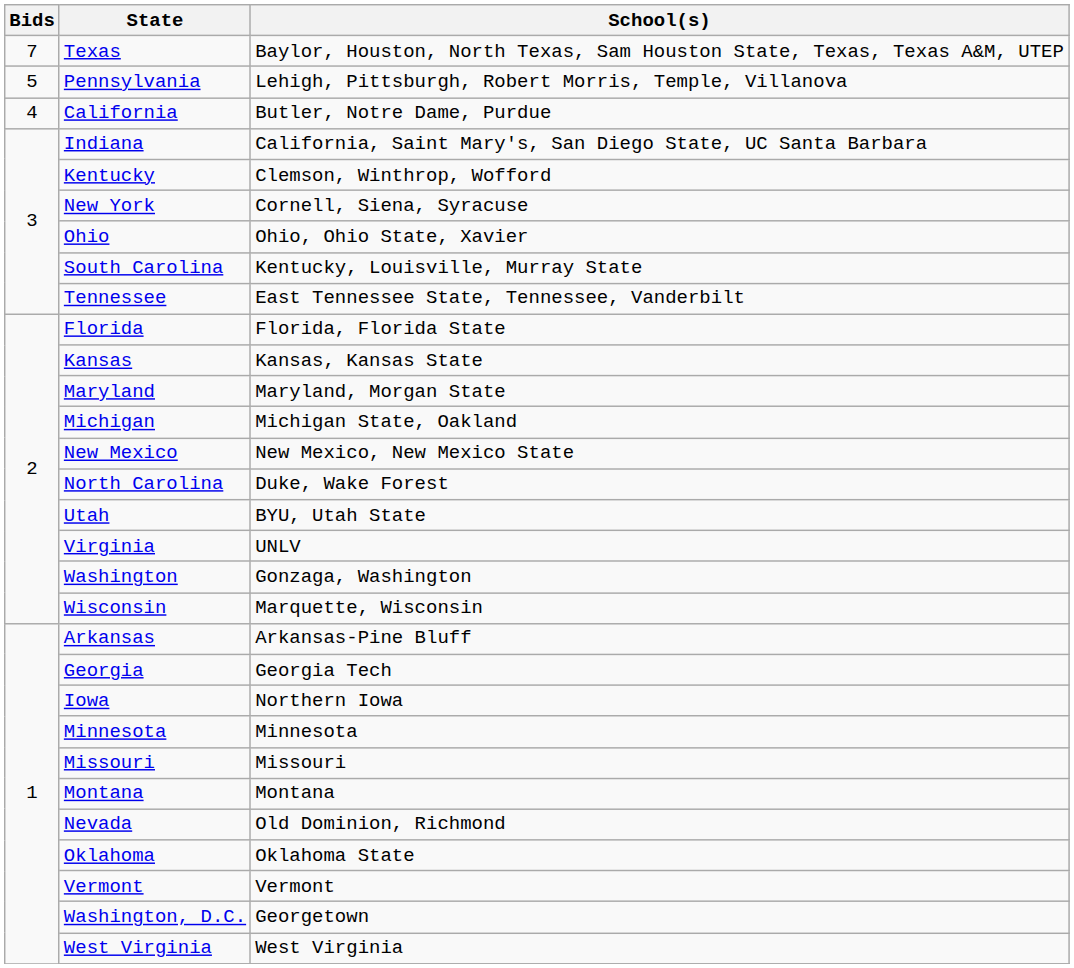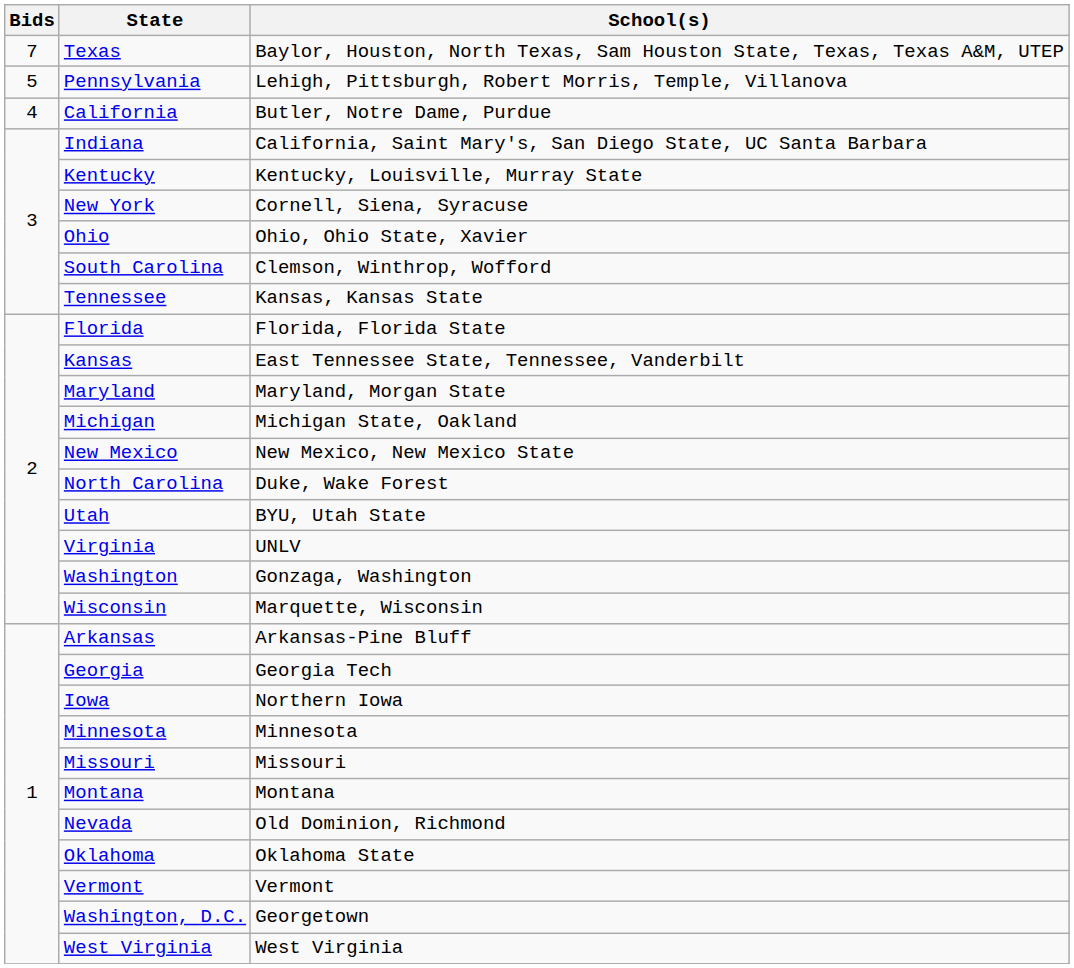(403, 175) Clemson, Winthrop, Wofford -> (449, 175) Kentucky, Louisville, Murray State
(449, 268) Kentucky, Louisville, Murray State -> (403, 268) Clemson, Winthrop, Wofford
(500, 299) East Tennessee State, Tennessee, Vanderbilt -> (369, 299) Kansas, Kansas State
(369, 360) Kansas, Kansas State -> (500, 360) East Tennessee State, Tennessee, Vanderbilt
